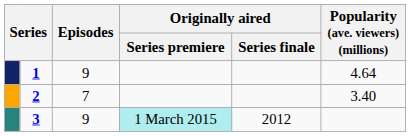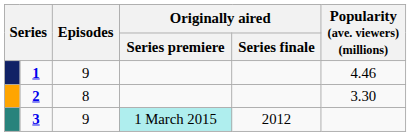(363, 72) 4.64 -> (363, 72) 4.46
(86, 95) 7 -> (86, 95) 8
(363, 95) 3.40 -> (363, 95) 3.30
